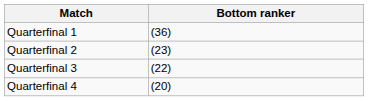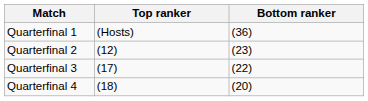+ column: (162, 13)
